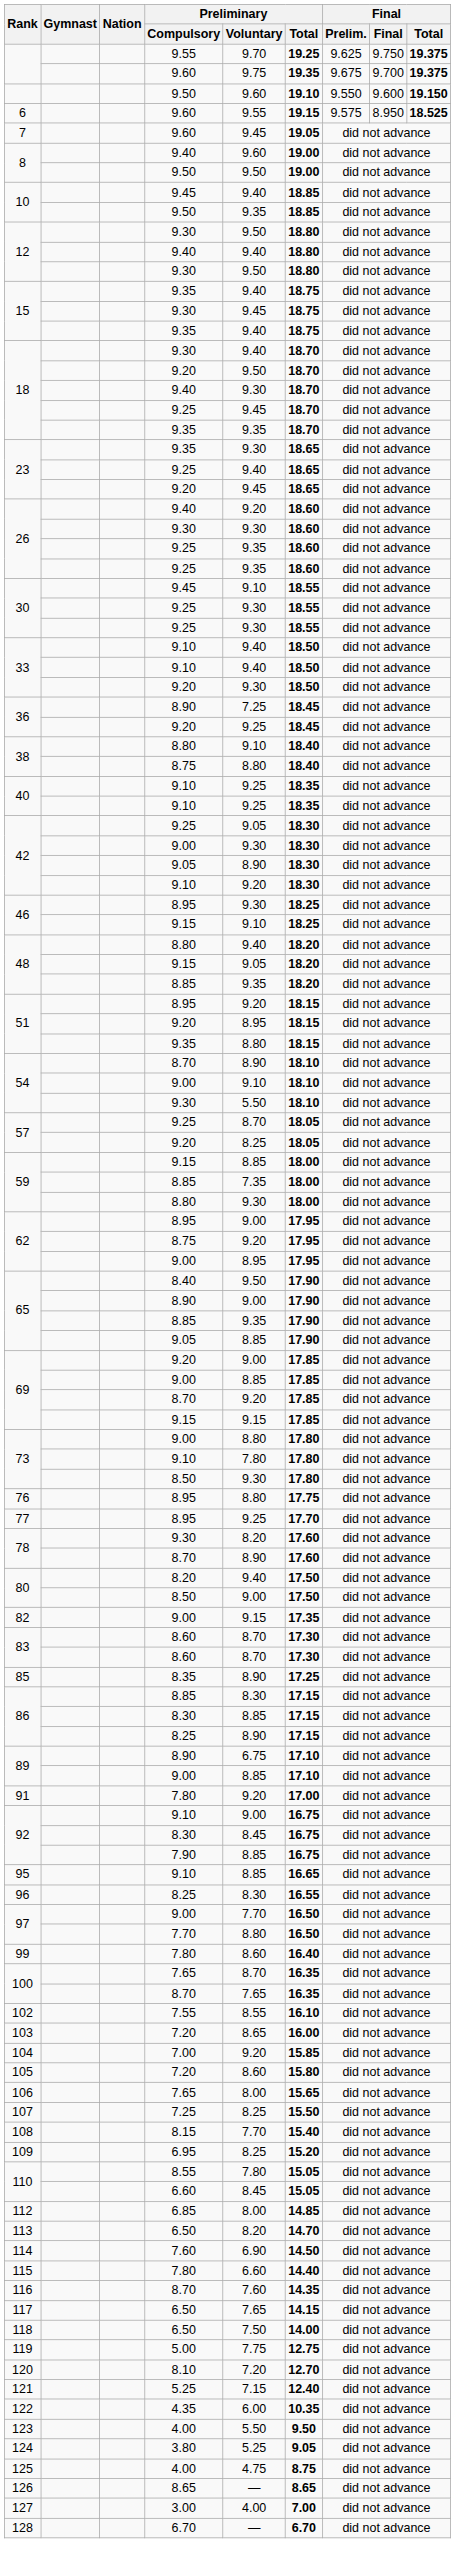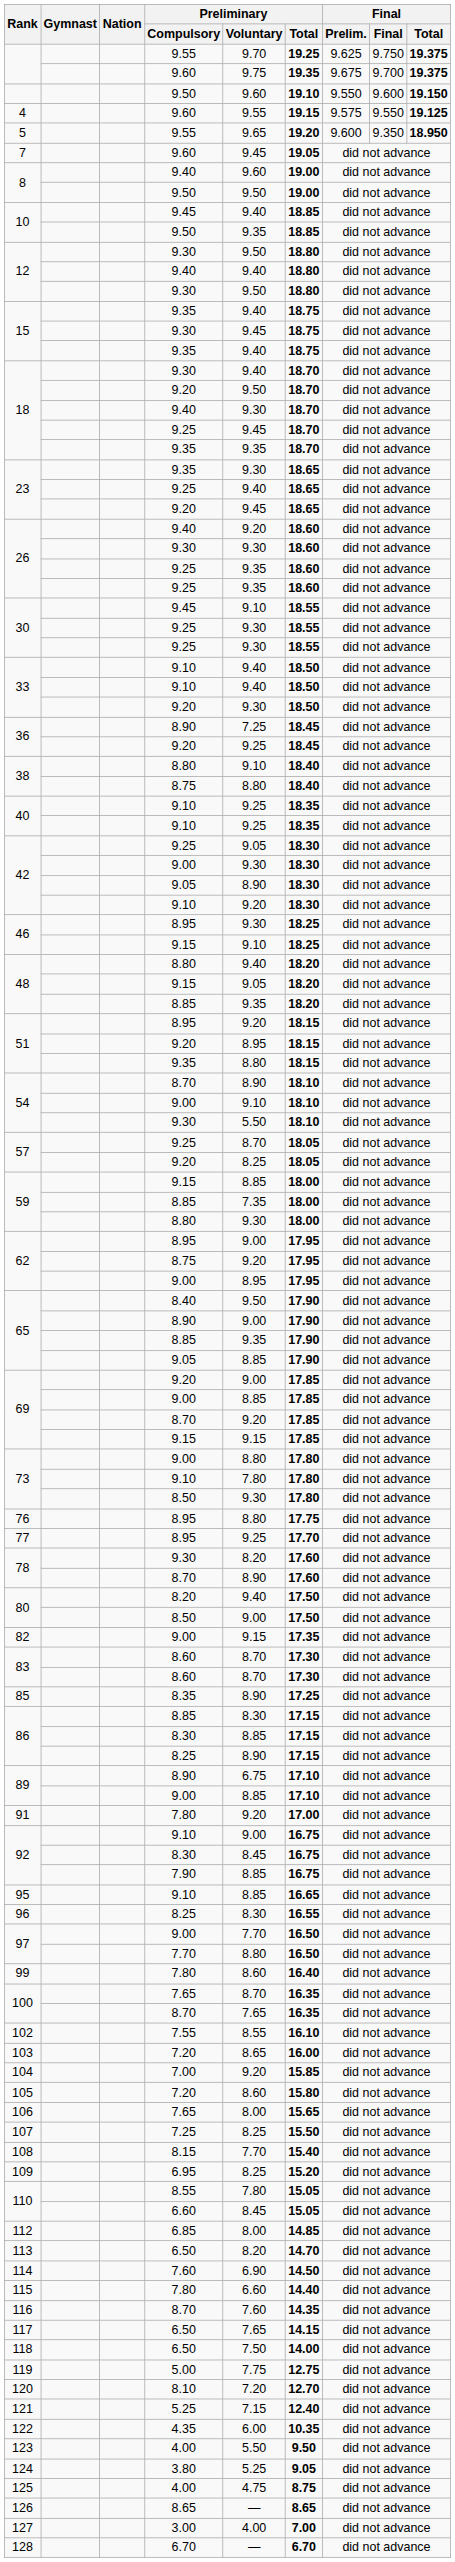+ row: (23, 113)
+ row: (23, 133)
- row: (23, 113)
